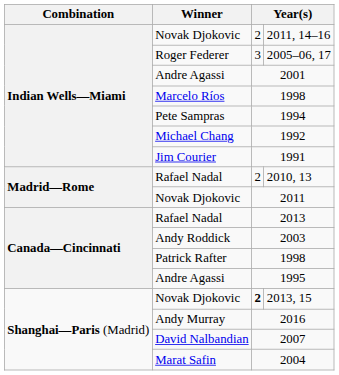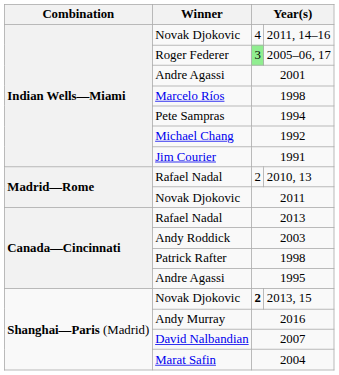(258, 34) 2 -> (258, 34) 4
(258, 55) no background -> (258, 55) lightgreen background
